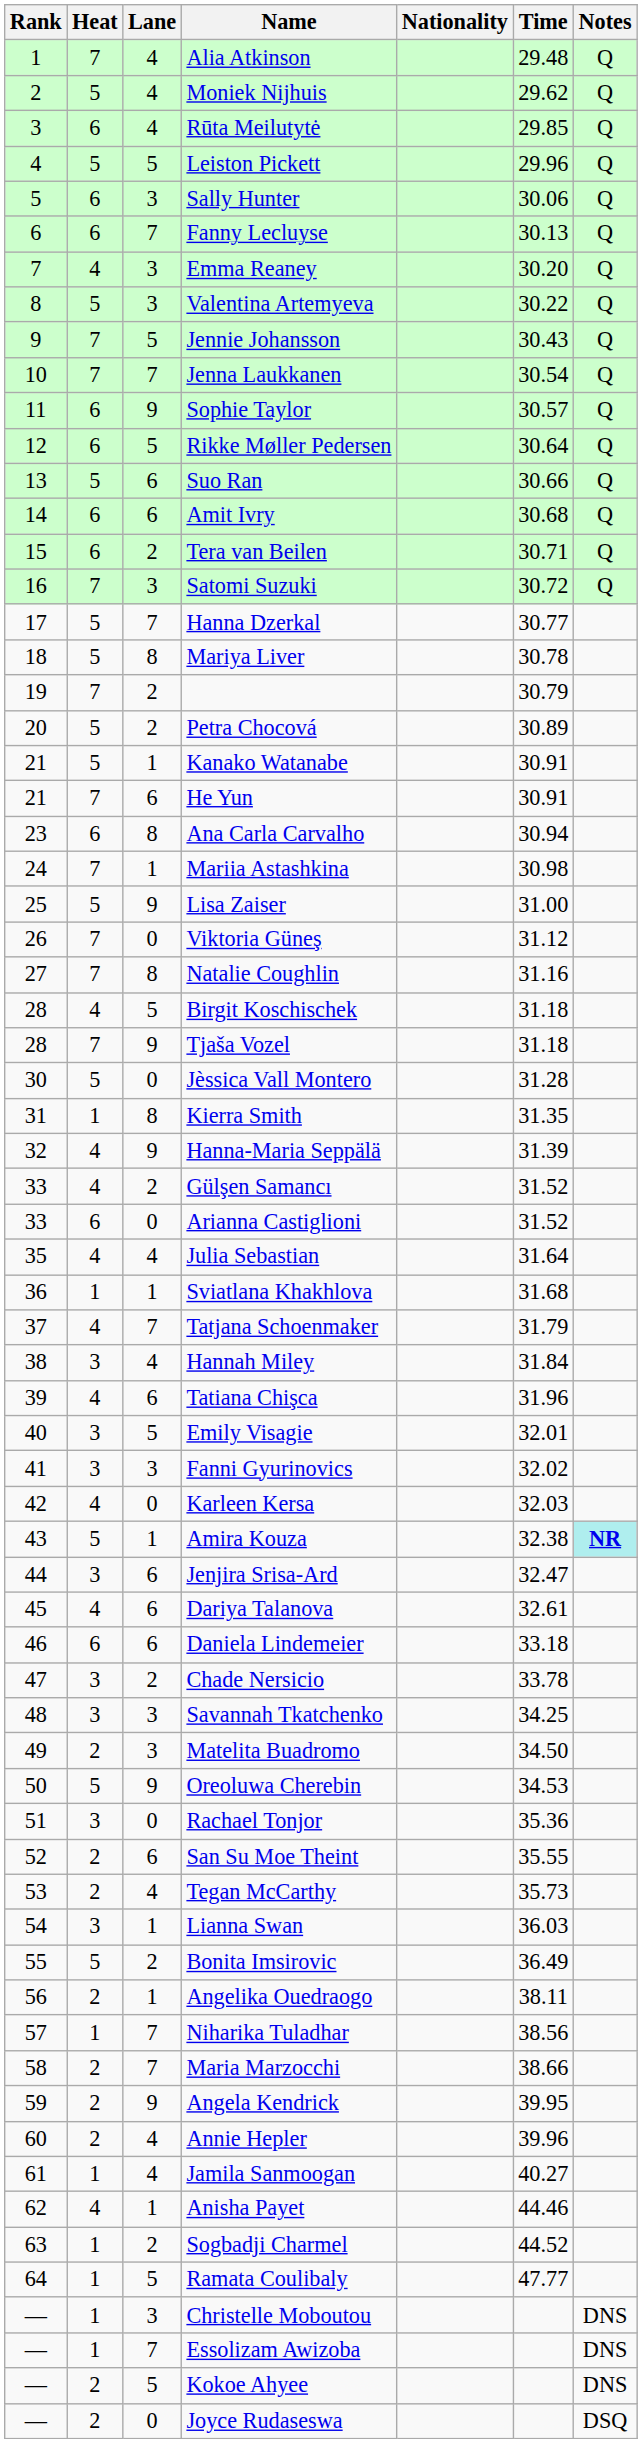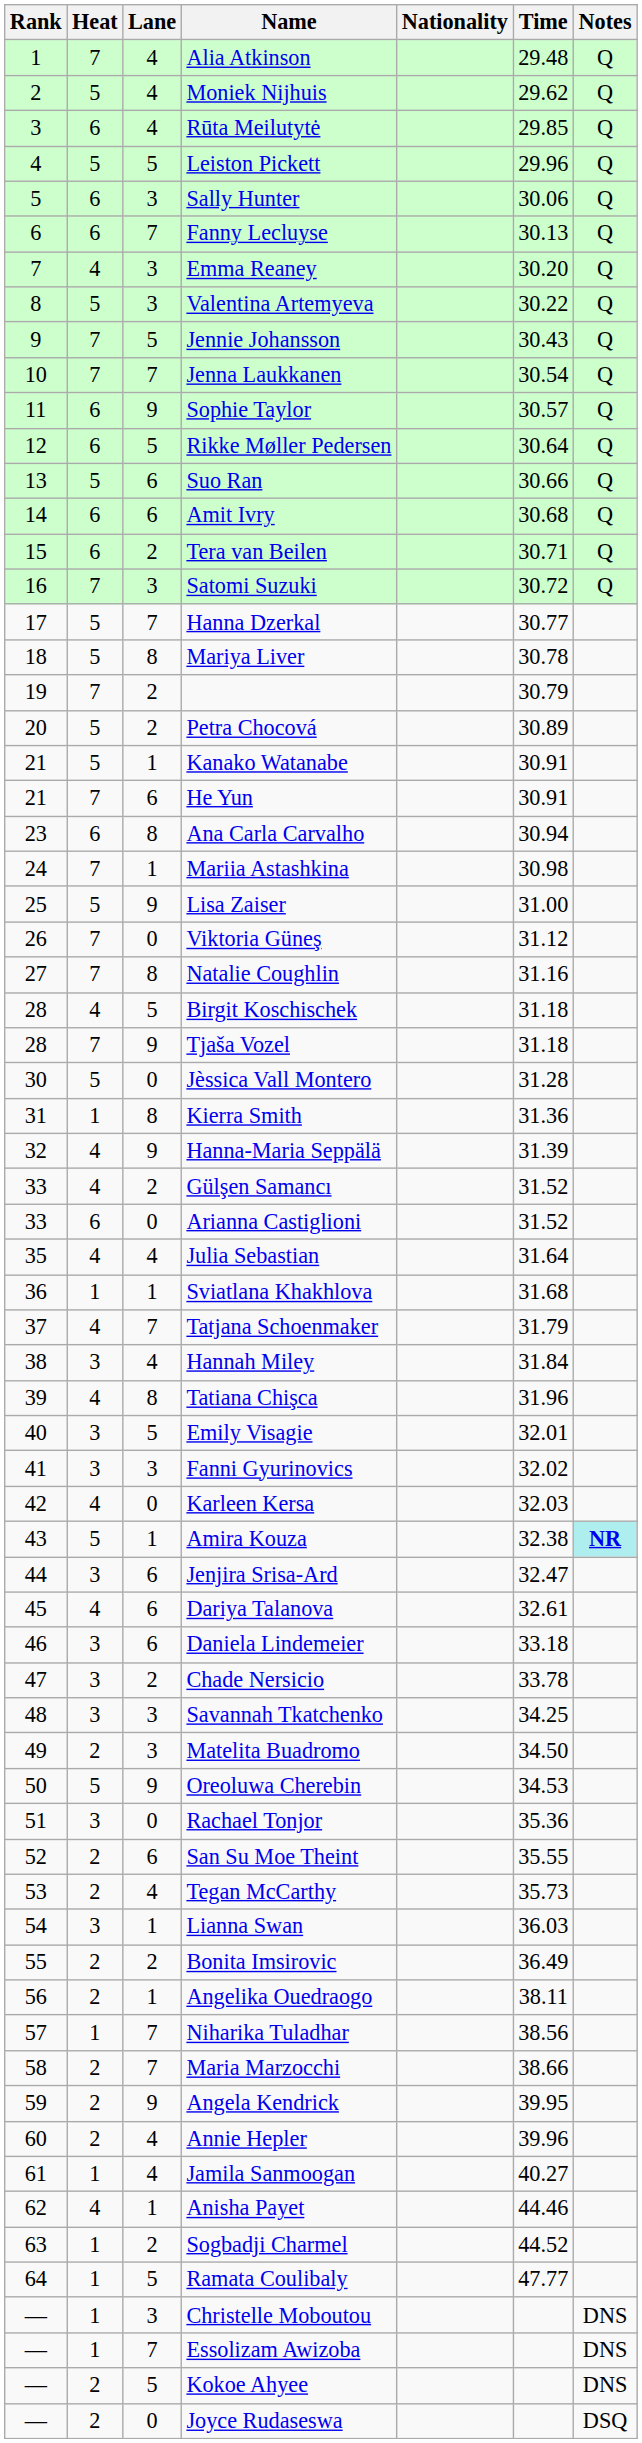(543, 1115) 31.35 -> (543, 1115) 31.36
(152, 1397) 6 -> (152, 1397) 8
(95, 1644) 6 -> (95, 1644) 3
(95, 1962) 5 -> (95, 1962) 2
